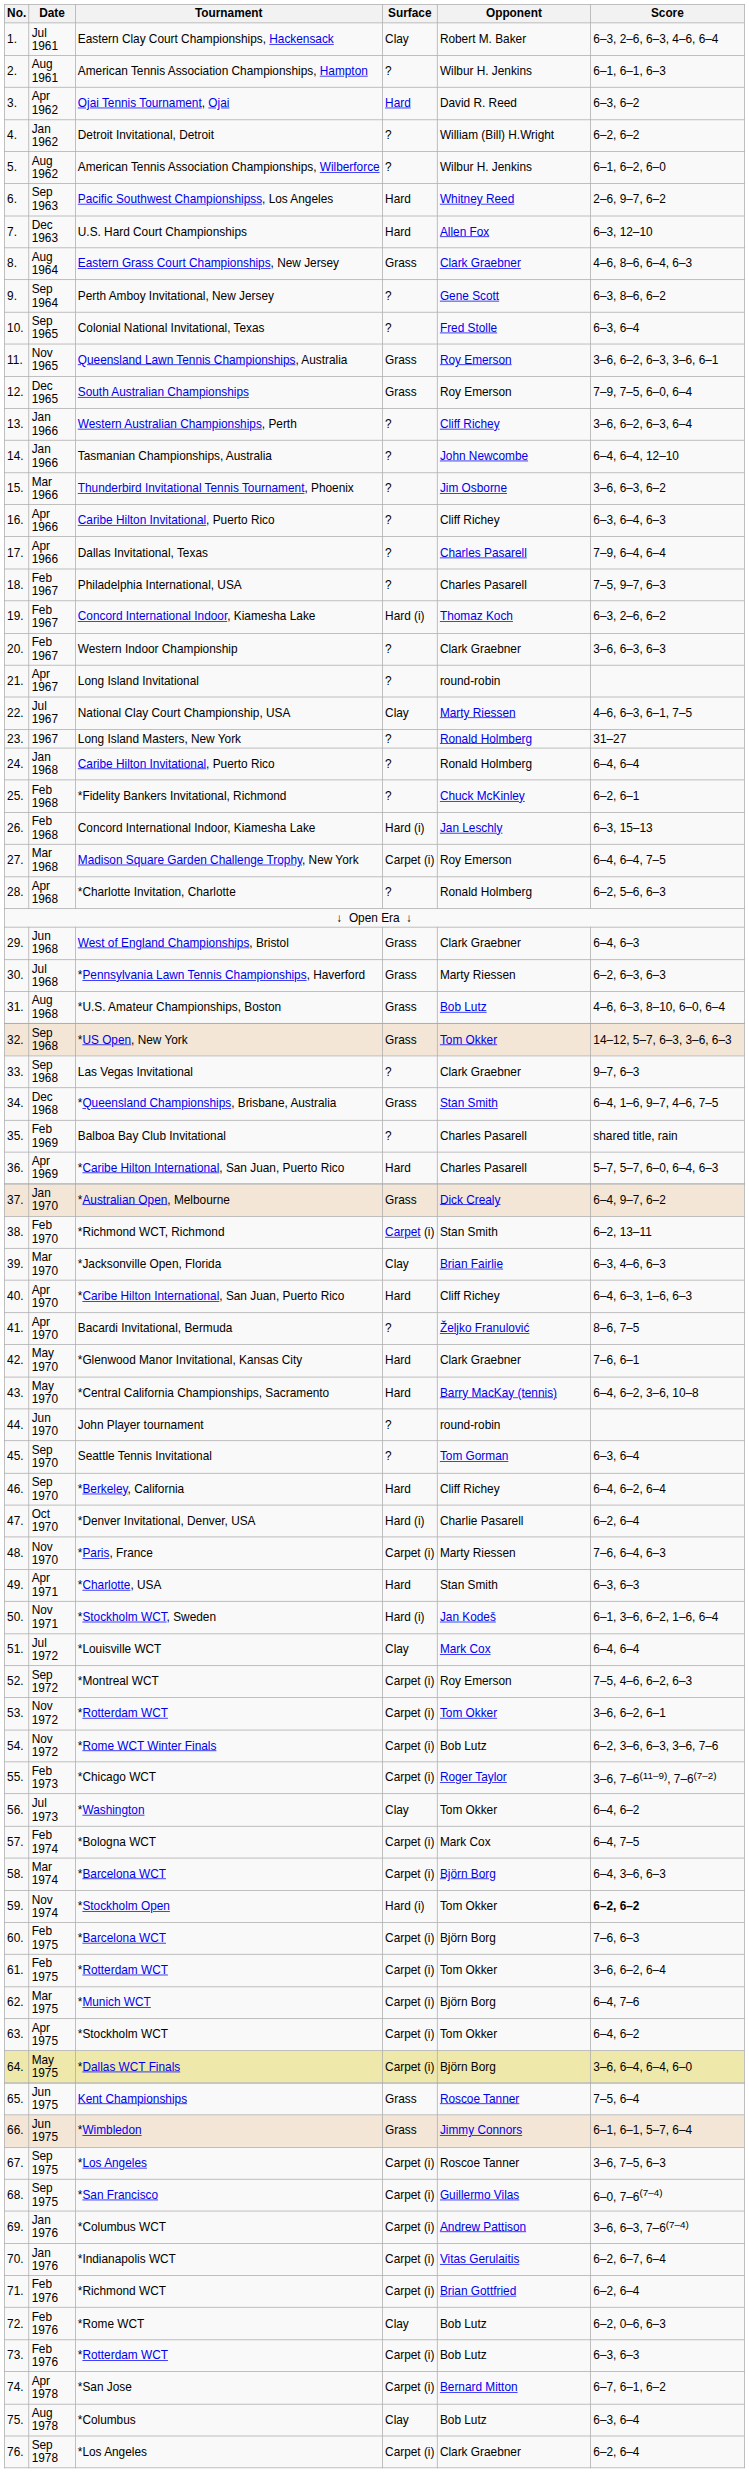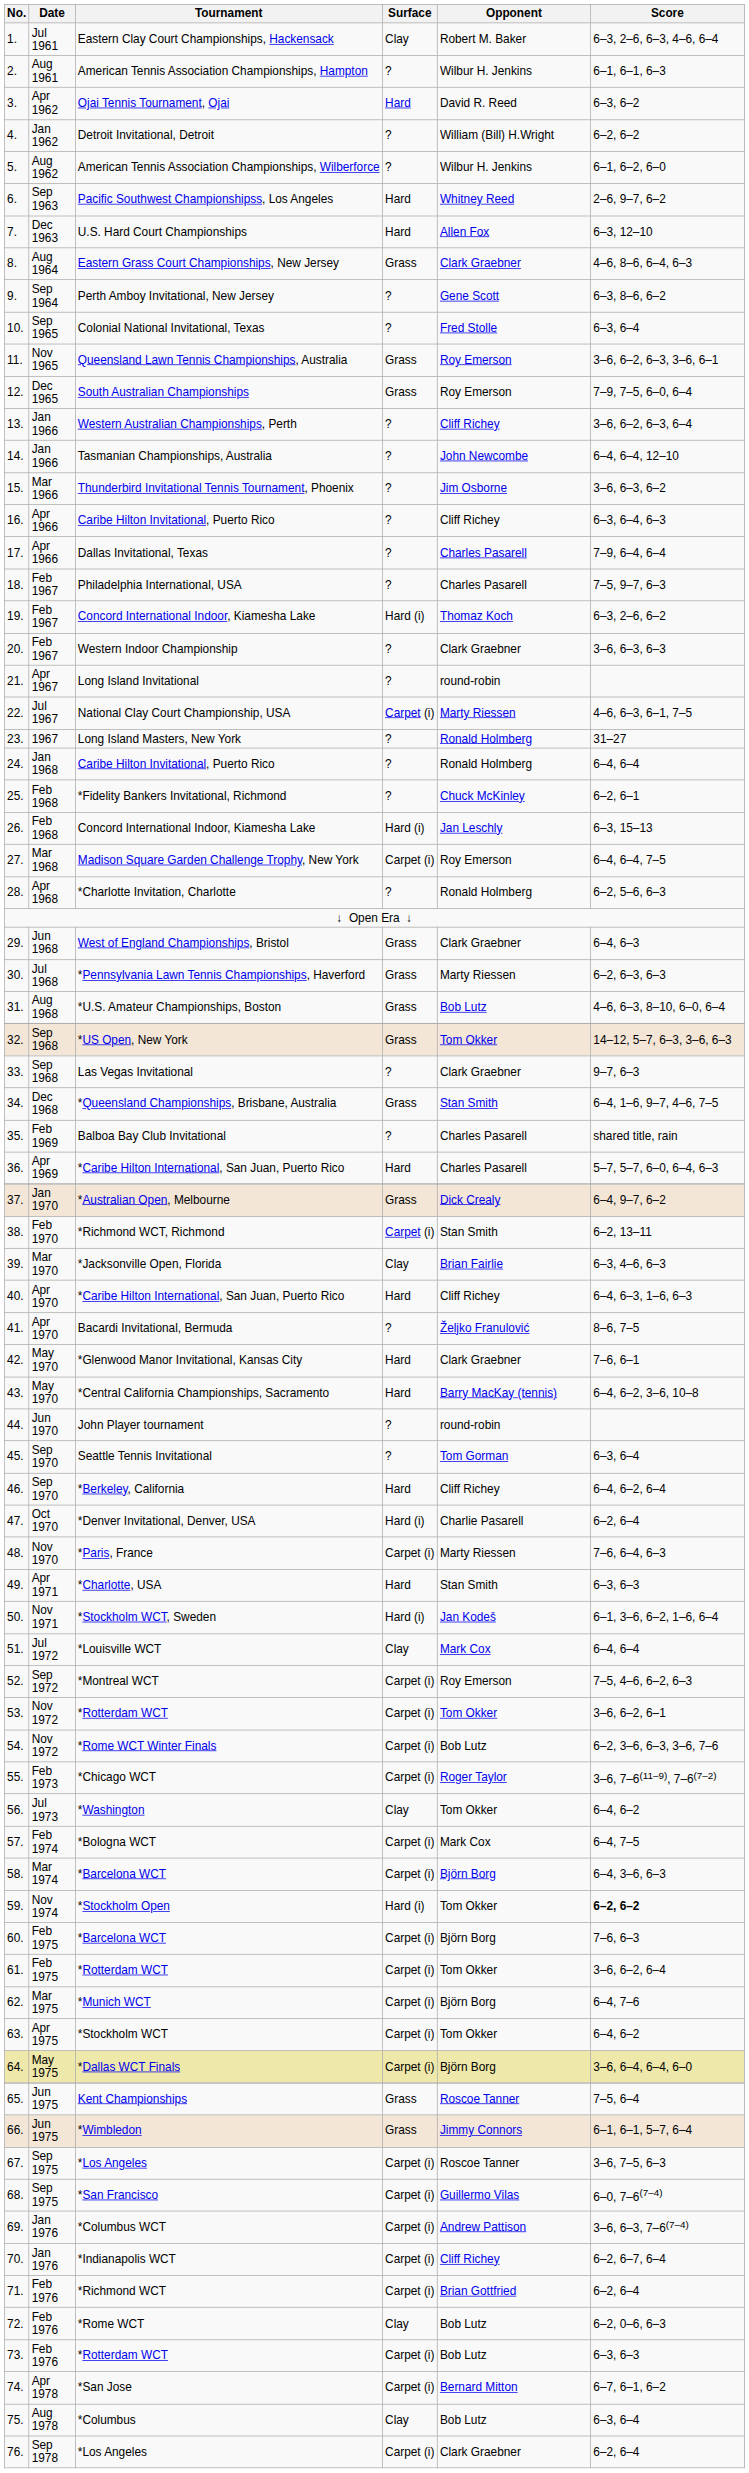(397, 713) Clay -> (410, 713) Carpet (i)
(480, 2259) Vitas Gerulaitis -> (470, 2259) Cliff Richey
